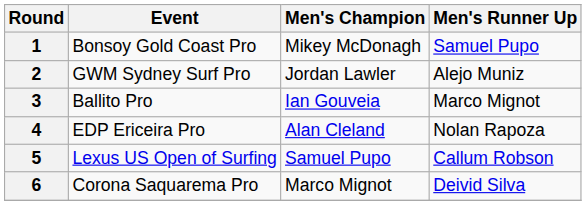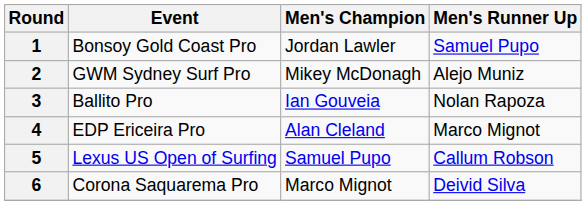(353, 46) Mikey McDonagh -> (340, 46) Jordan Lawler
(340, 74) Jordan Lawler -> (353, 74) Mikey McDonagh
(487, 102) Marco Mignot -> (489, 102) Nolan Rapoza
(489, 130) Nolan Rapoza -> (487, 130) Marco Mignot
